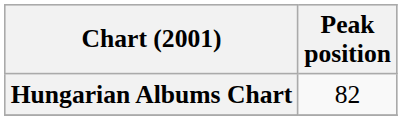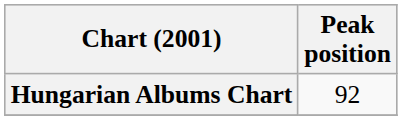(348, 94) 82 -> (348, 94) 92
